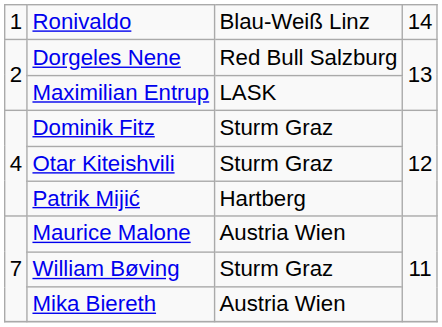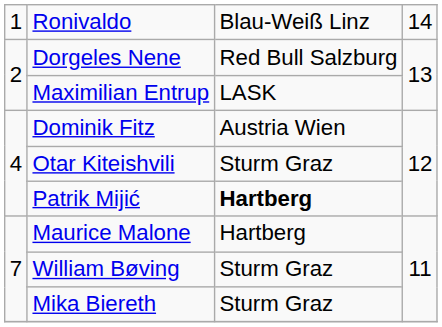(276, 127) Sturm Graz -> (282, 127) Austria Wien
(263, 198) normal -> (266, 198) bold
(282, 233) Austria Wien -> (263, 233) Hartberg
(282, 304) Austria Wien -> (276, 304) Sturm Graz
